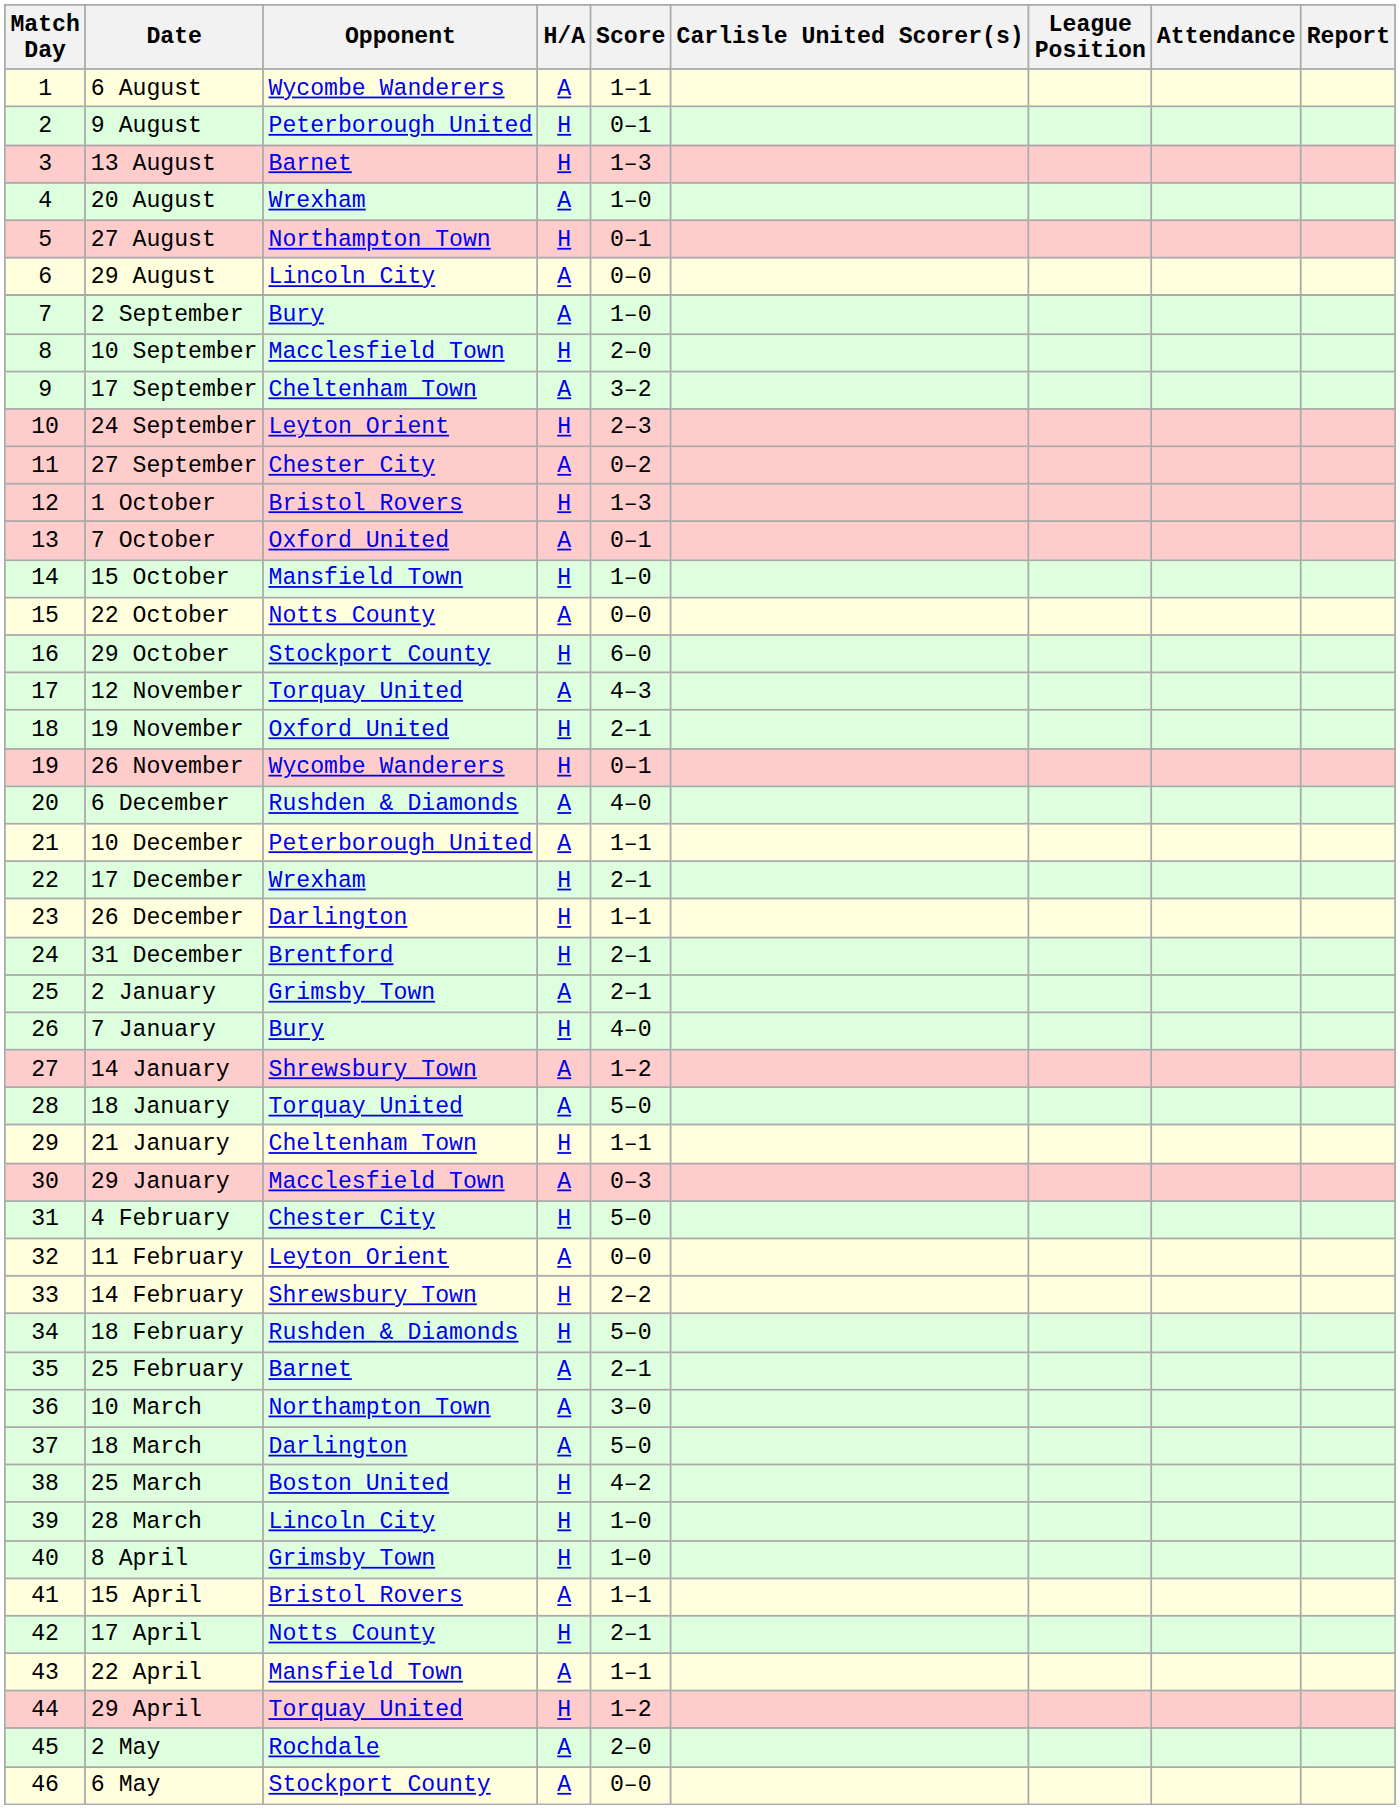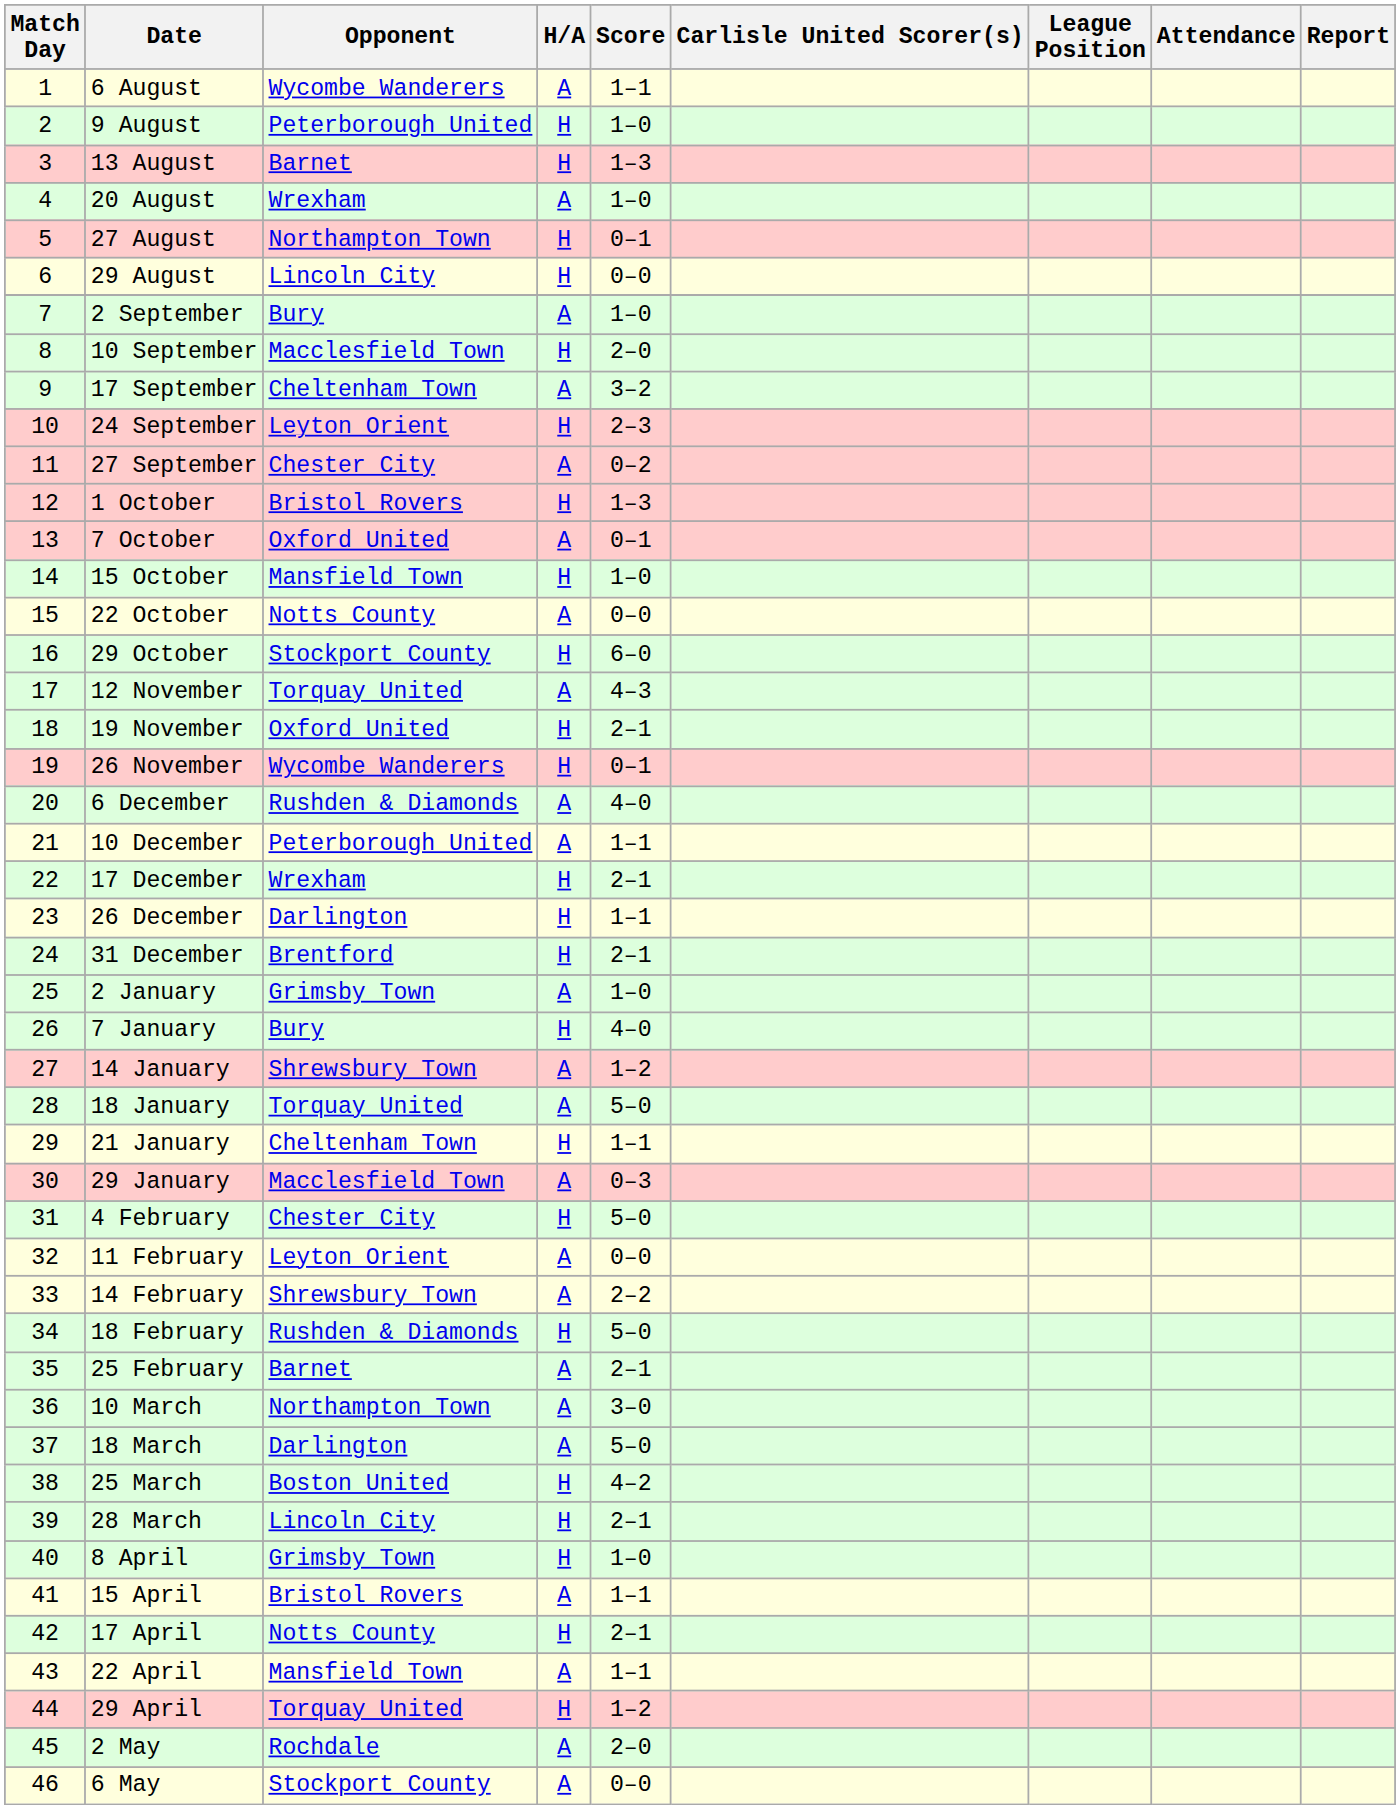(631, 126) 0–1 -> (631, 126) 1–0
(564, 277) A -> (564, 277) H
(631, 993) 2–1 -> (631, 993) 1–0
(564, 1295) H -> (564, 1295) A
(631, 1521) 1–0 -> (631, 1521) 2–1
